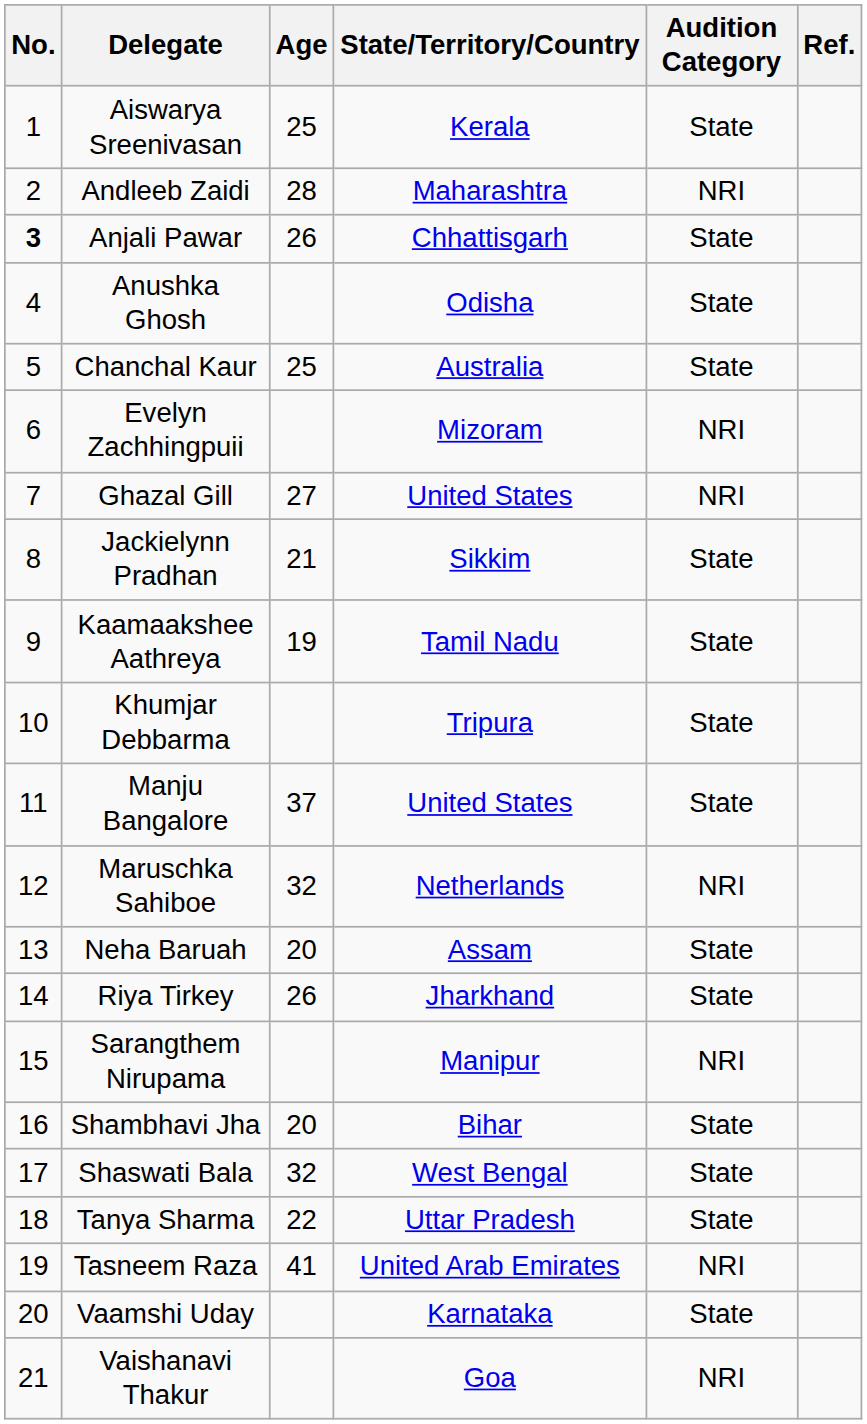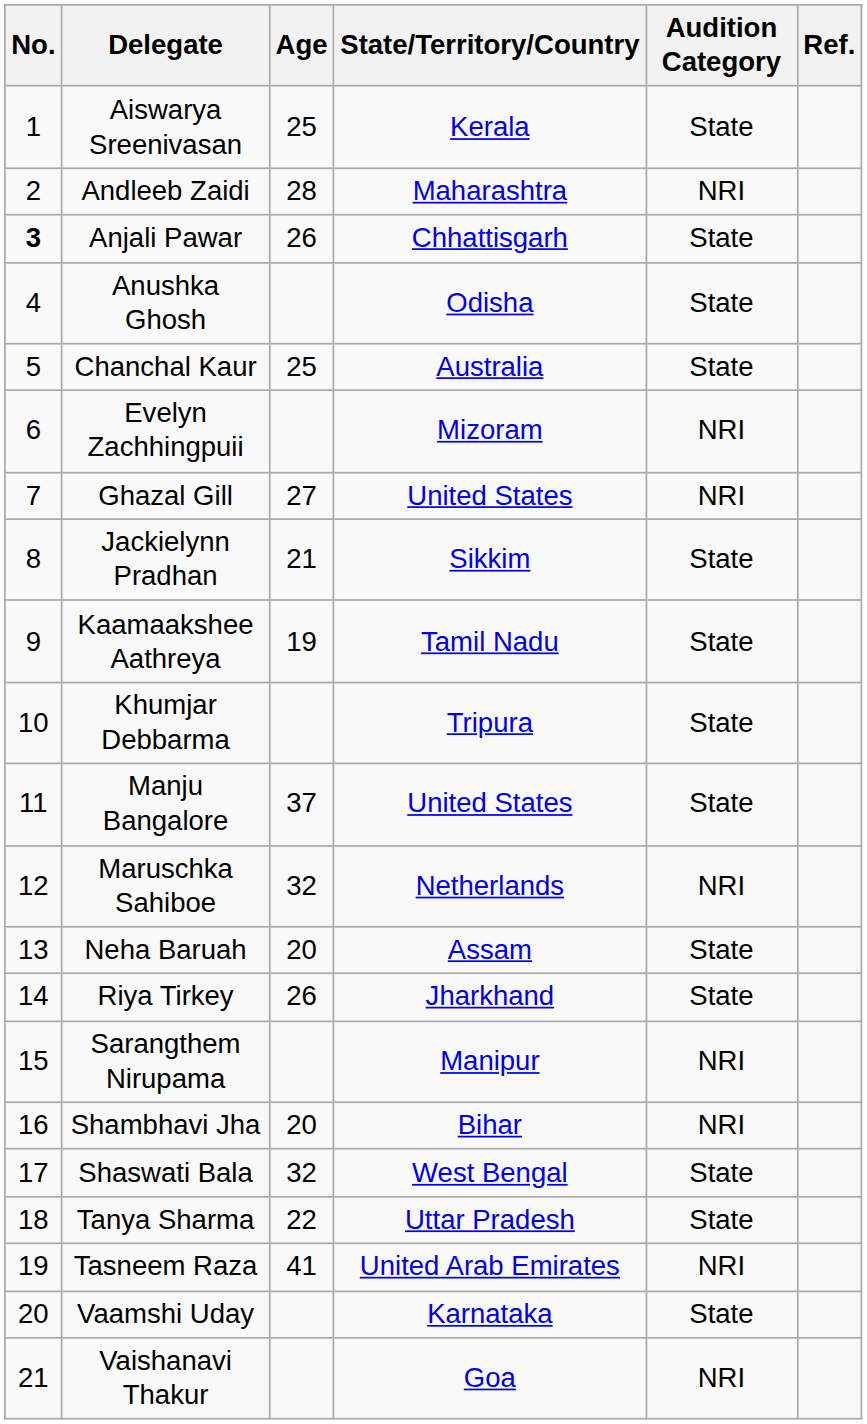(721, 1125) State -> (721, 1125) NRI
